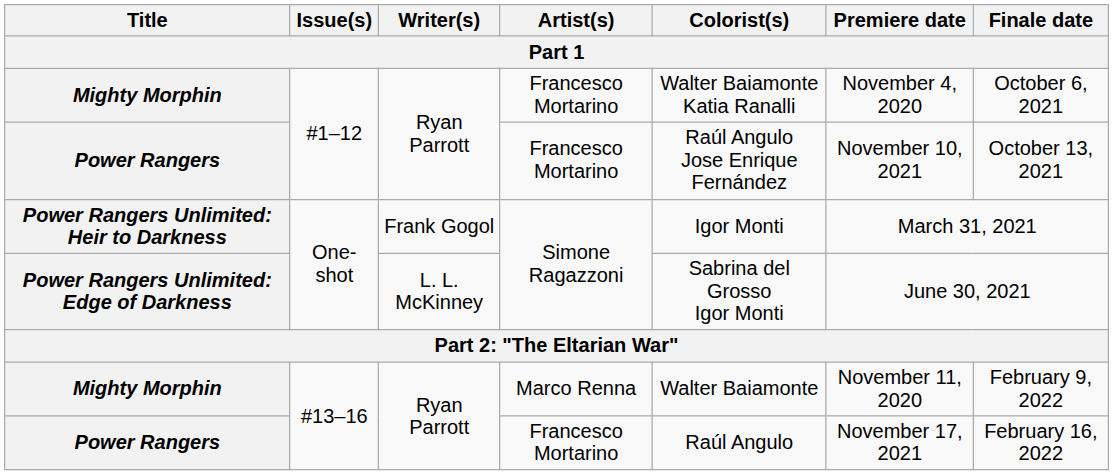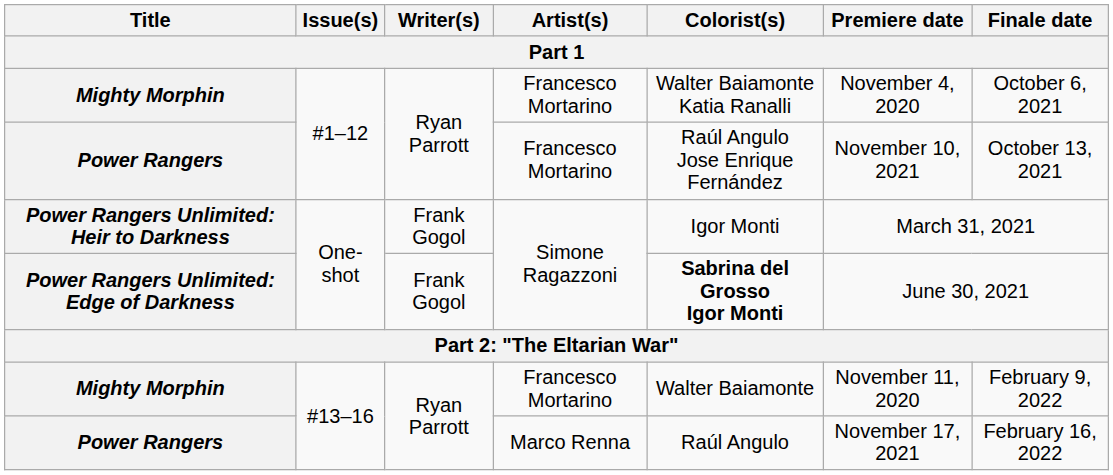(439, 291) L. L. McKinney -> (439, 291) Frank Gogol
(739, 291) normal -> (735, 291) bold
(576, 388) Marco Renna -> (570, 388) Francesco Mortarino
(576, 442) Francesco Mortarino -> (570, 442) Marco Renna
